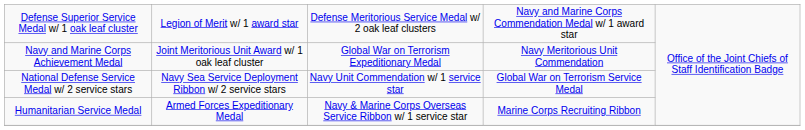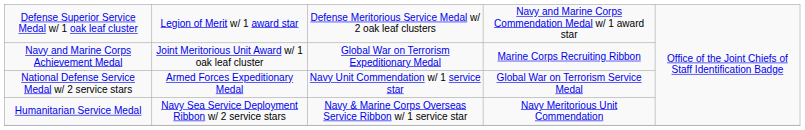(569, 56) Navy Meritorious Unit Commendation -> (569, 56) Marine Corps Recruiting Ribbon
(230, 84) Navy Sea Service Deployment Ribbon w/ 2 service stars -> (230, 84) Armed Forces Expeditionary Medal
(230, 111) Armed Forces Expeditionary Medal -> (230, 111) Navy Sea Service Deployment Ribbon w/ 2 service stars
(569, 111) Marine Corps Recruiting Ribbon -> (569, 111) Navy Meritorious Unit Commendation
